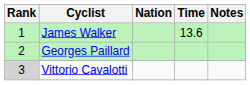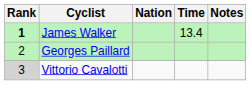(22, 32) normal -> (22, 32) bold
(191, 32) 13.6 -> (191, 32) 13.4
